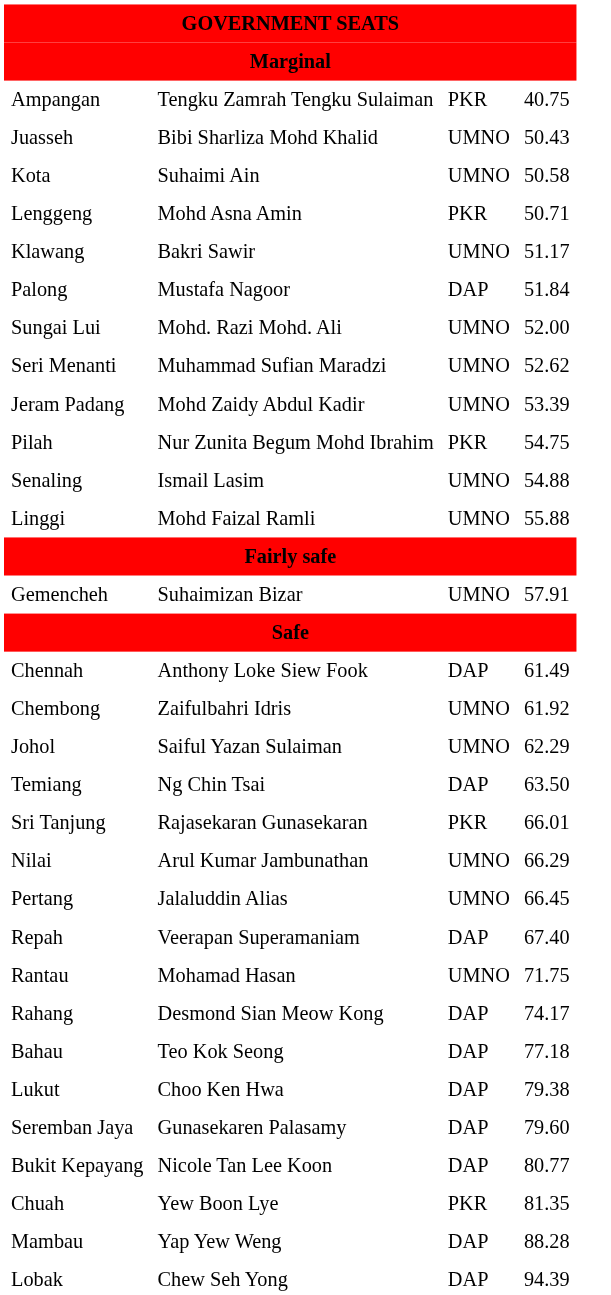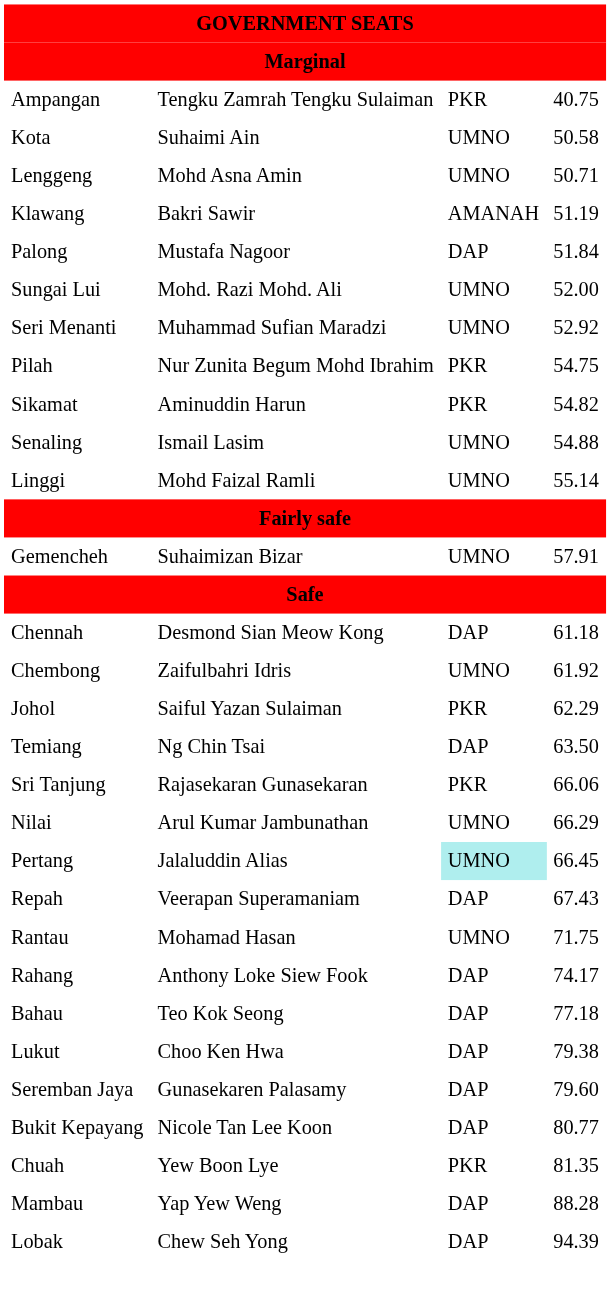- row: (42, 137)
(468, 213) PKR -> (479, 175) UMNO
(479, 251) UMNO -> (493, 213) AMANAH
(547, 251) 51.17 -> (576, 213) 51.19
(547, 365) 52.62 -> (576, 327) 52.92
- row: (68, 403)
+ row: (44, 403)
(547, 517) 55.88 -> (576, 479) 55.14
(263, 670) Anthony Loke Siew Fook -> (271, 632) Desmond Sian Meow Kong
(547, 670) 61.49 -> (576, 632) 61.18
(479, 746) UMNO -> (468, 708) PKR
(547, 822) 66.01 -> (576, 784) 66.06
(479, 898) no background -> (479, 860) paleturquoise background
(547, 936) 67.40 -> (576, 898) 67.43
(271, 1012) Desmond Sian Meow Kong -> (263, 974) Anthony Loke Siew Fook
